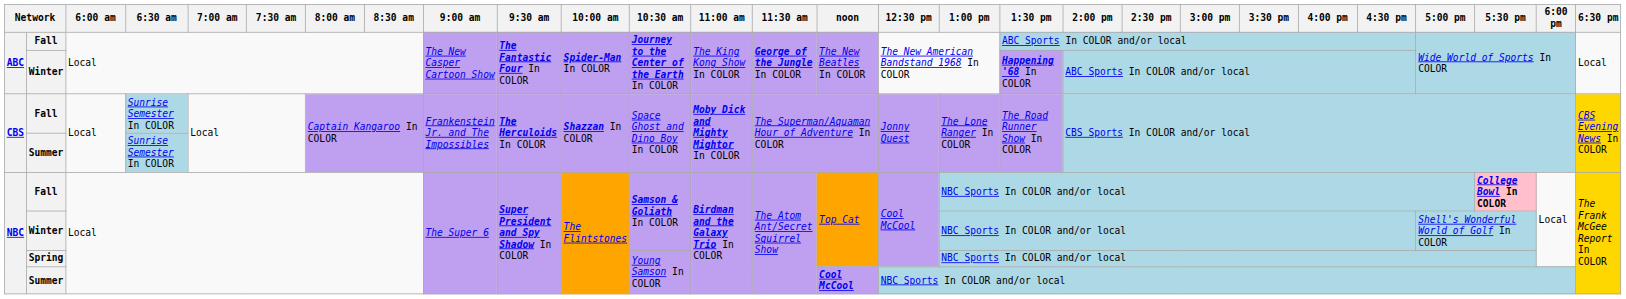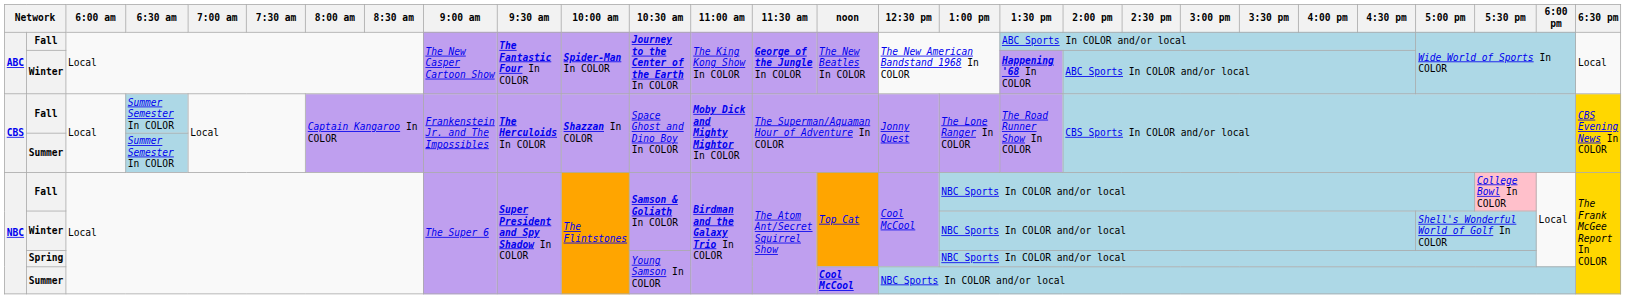(151, 113) Sunrise Semester In COLOR -> (151, 113) Summer Semester In COLOR
(151, 152) Sunrise Semester In COLOR -> (151, 152) Summer Semester In COLOR
(1497, 191) bold -> (1497, 191) normal
